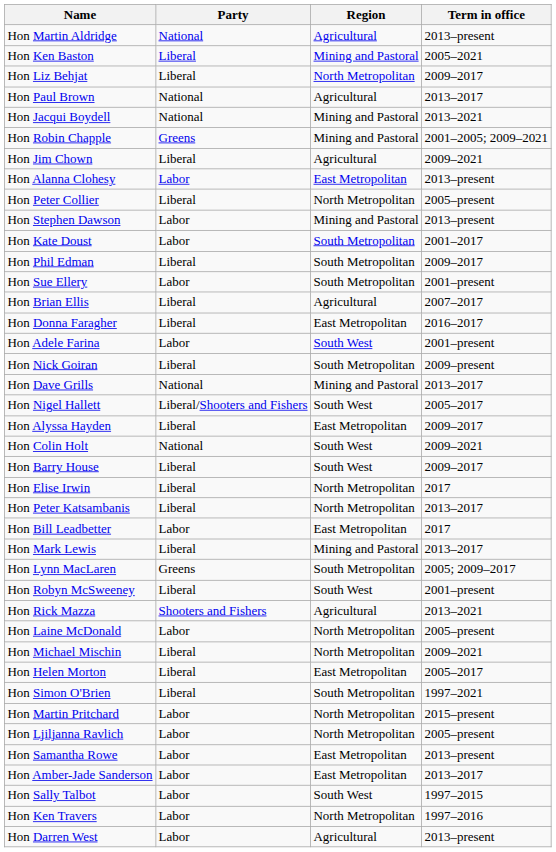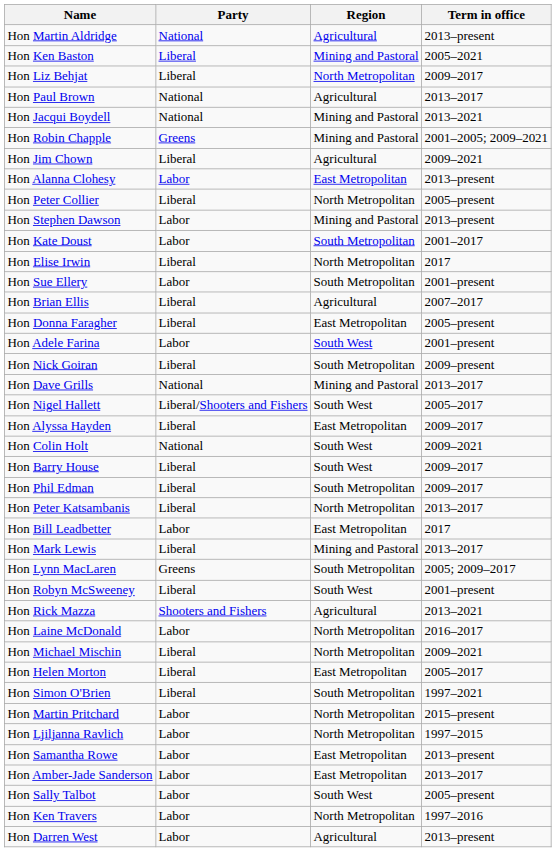rows swapped: (51, 261) <-> (49, 487)
(454, 323) 2016–2017 -> (460, 323) 2005–present
(460, 631) 2005–present -> (454, 631) 2016–2017
(460, 734) 2005–present -> (454, 734) 1997–2015
(454, 795) 1997–2015 -> (460, 795) 2005–present
